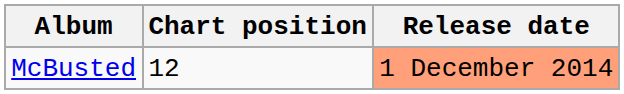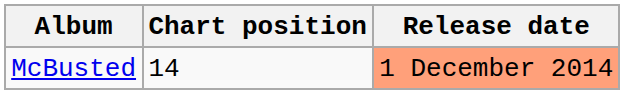(164, 69) 12 -> (164, 69) 14
